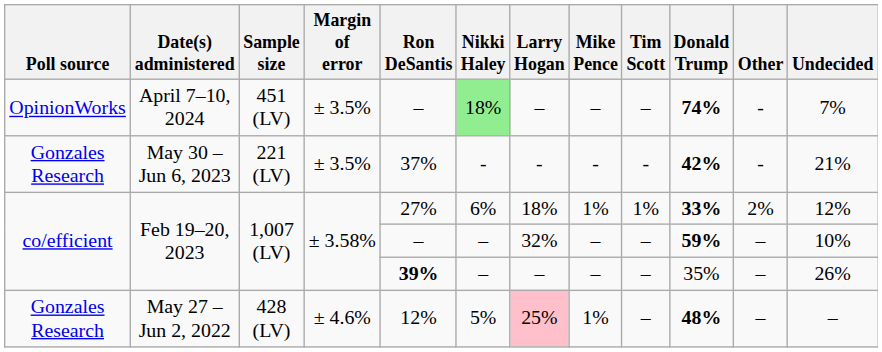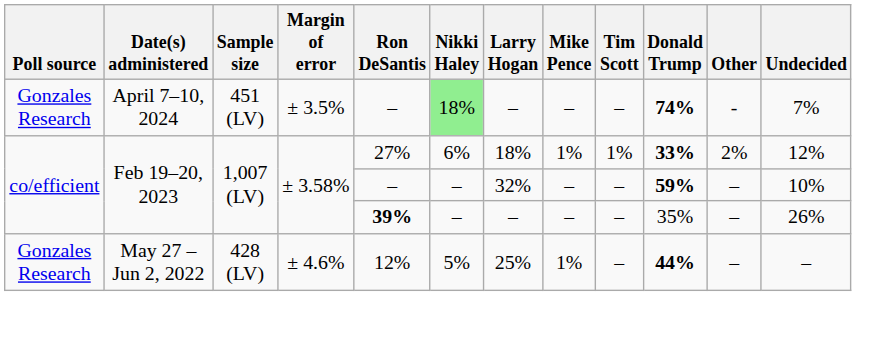(68, 107) OpinionWorks -> (54, 107) Gonzales Research
- row: (185, 163)
(539, 318) pink background -> (513, 262) no background
(701, 318) 48% -> (675, 262) 44%
